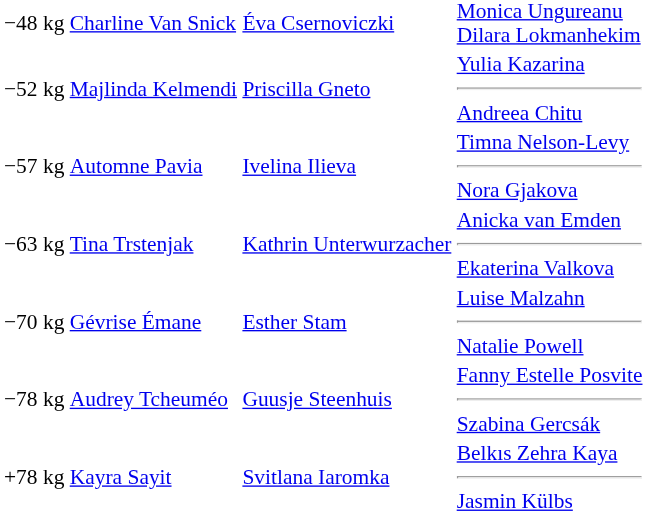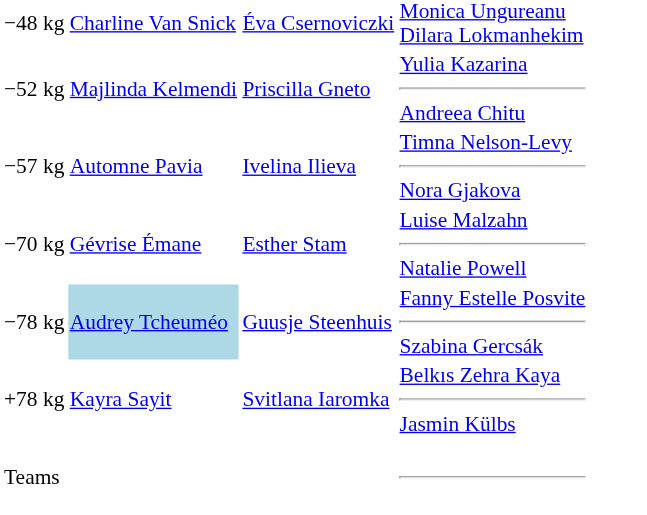- row: (34, 244)
(149, 399) no background -> (149, 321) lightblue background
+ row: (32, 477)
